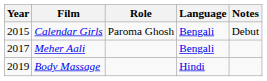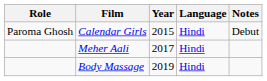columns swapped: (18, 13) <-> (141, 13)
(197, 31) Bengali -> (192, 31) Hindi
(197, 48) Bengali -> (192, 48) Hindi
